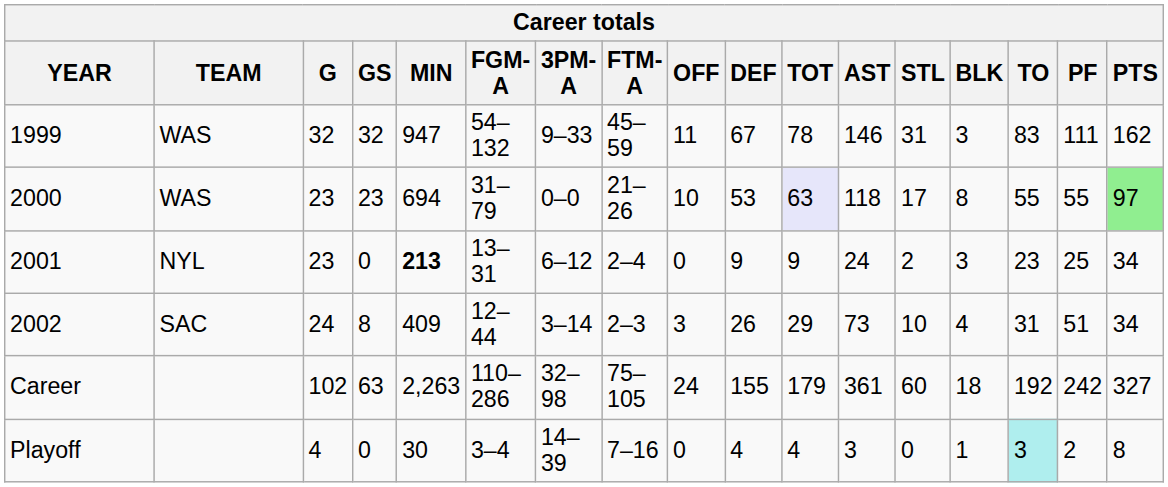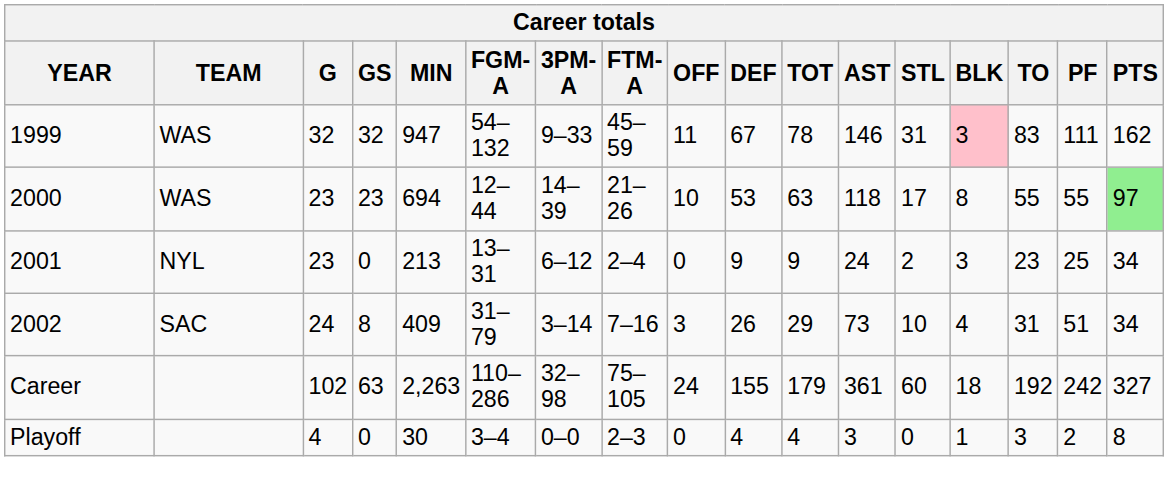(962, 135) no background -> (962, 135) pink background
(490, 198) 31–79 -> (490, 198) 12–44
(560, 198) 0–0 -> (560, 198) 14–39
(800, 198) lavender background -> (800, 198) no background
(422, 261) bold -> (422, 261) normal
(490, 324) 12–44 -> (490, 324) 31–79
(626, 324) 2–3 -> (633, 324) 7–16
(560, 450) 14–39 -> (560, 437) 0–0
(633, 450) 7–16 -> (626, 437) 2–3
(1020, 450) paleturquoise background -> (1020, 437) no background
